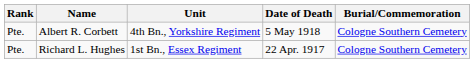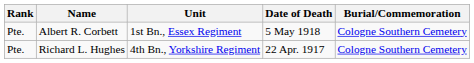(195, 31) 4th Bn., Yorkshire Regiment -> (186, 31) 1st Bn., Essex Regiment
(186, 49) 1st Bn., Essex Regiment -> (195, 49) 4th Bn., Yorkshire Regiment
